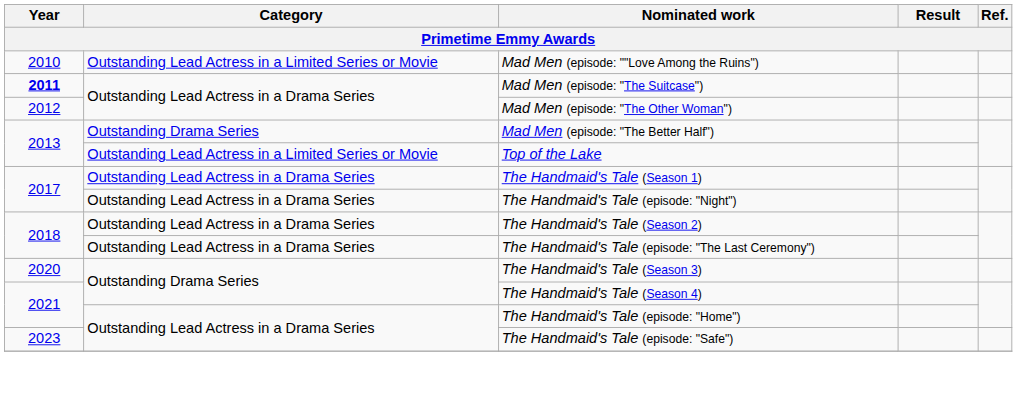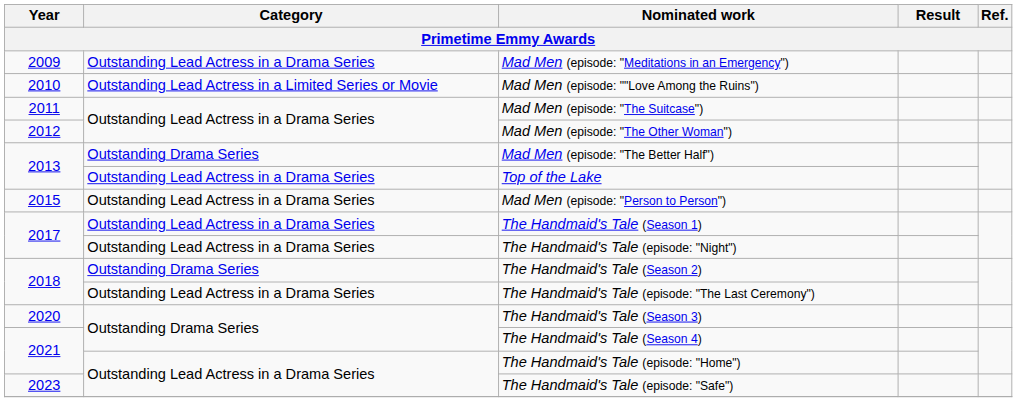+ row: (645, 62)
(44, 85) bold -> (44, 108) normal
(263, 154) Outstanding Lead Actress in a Limited Series or Movie -> (231, 177) Outstanding Lead Actress in a Drama Series
+ row: (614, 200)
(231, 223) Outstanding Lead Actress in a Drama Series -> (173, 270) Outstanding Drama Series
